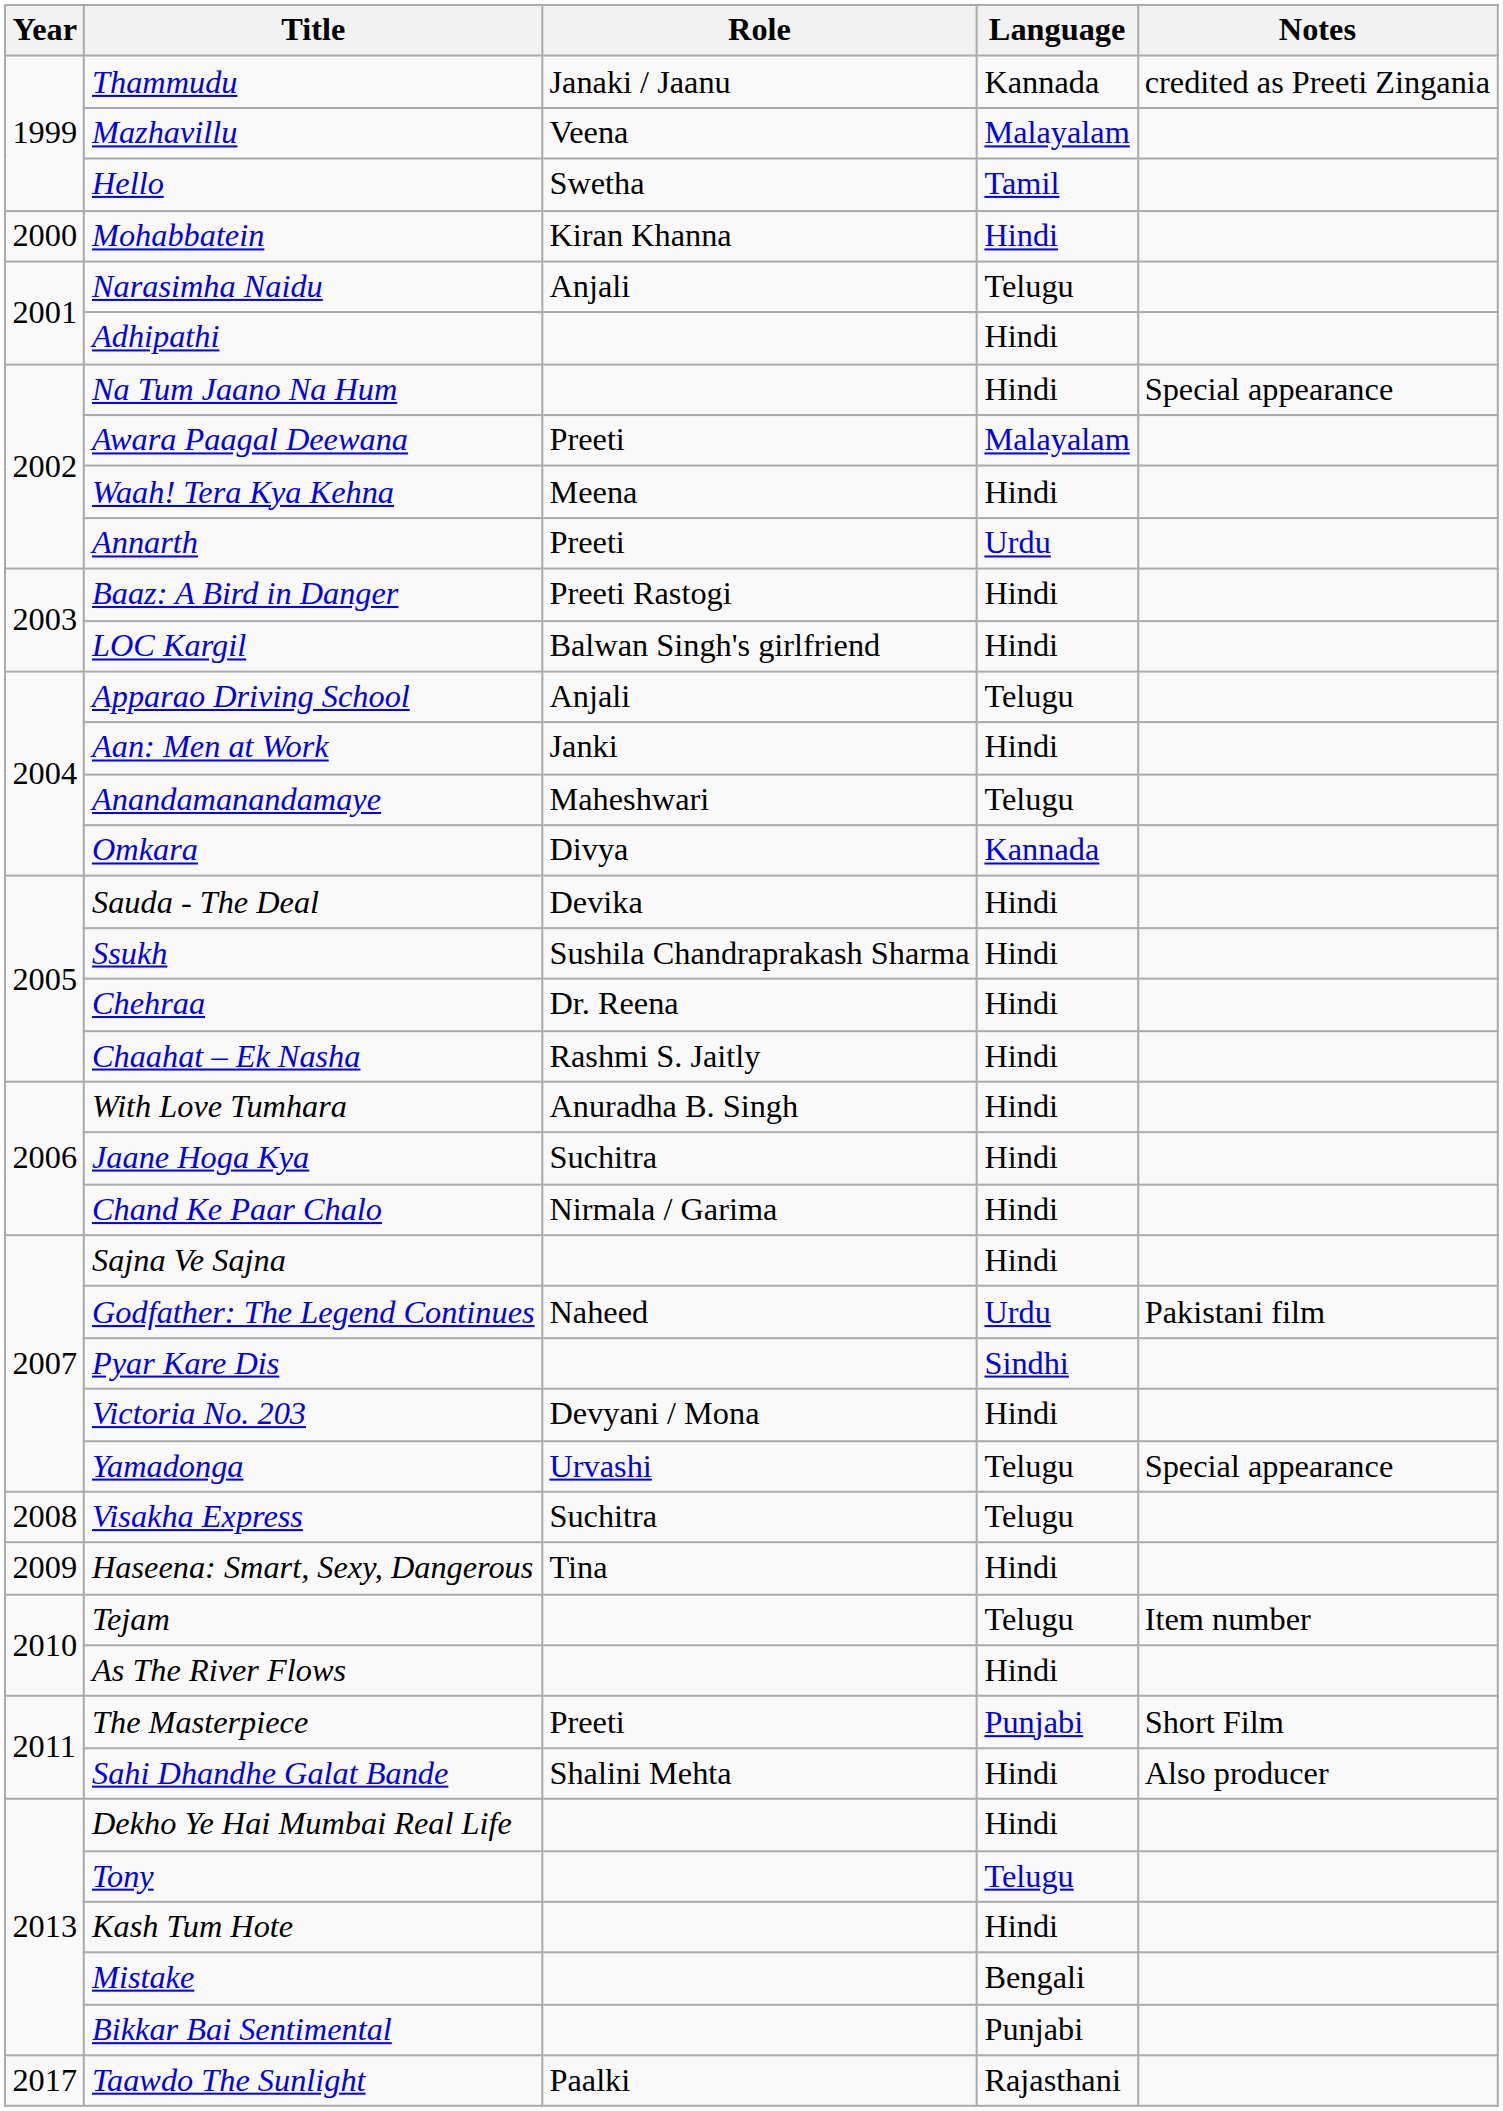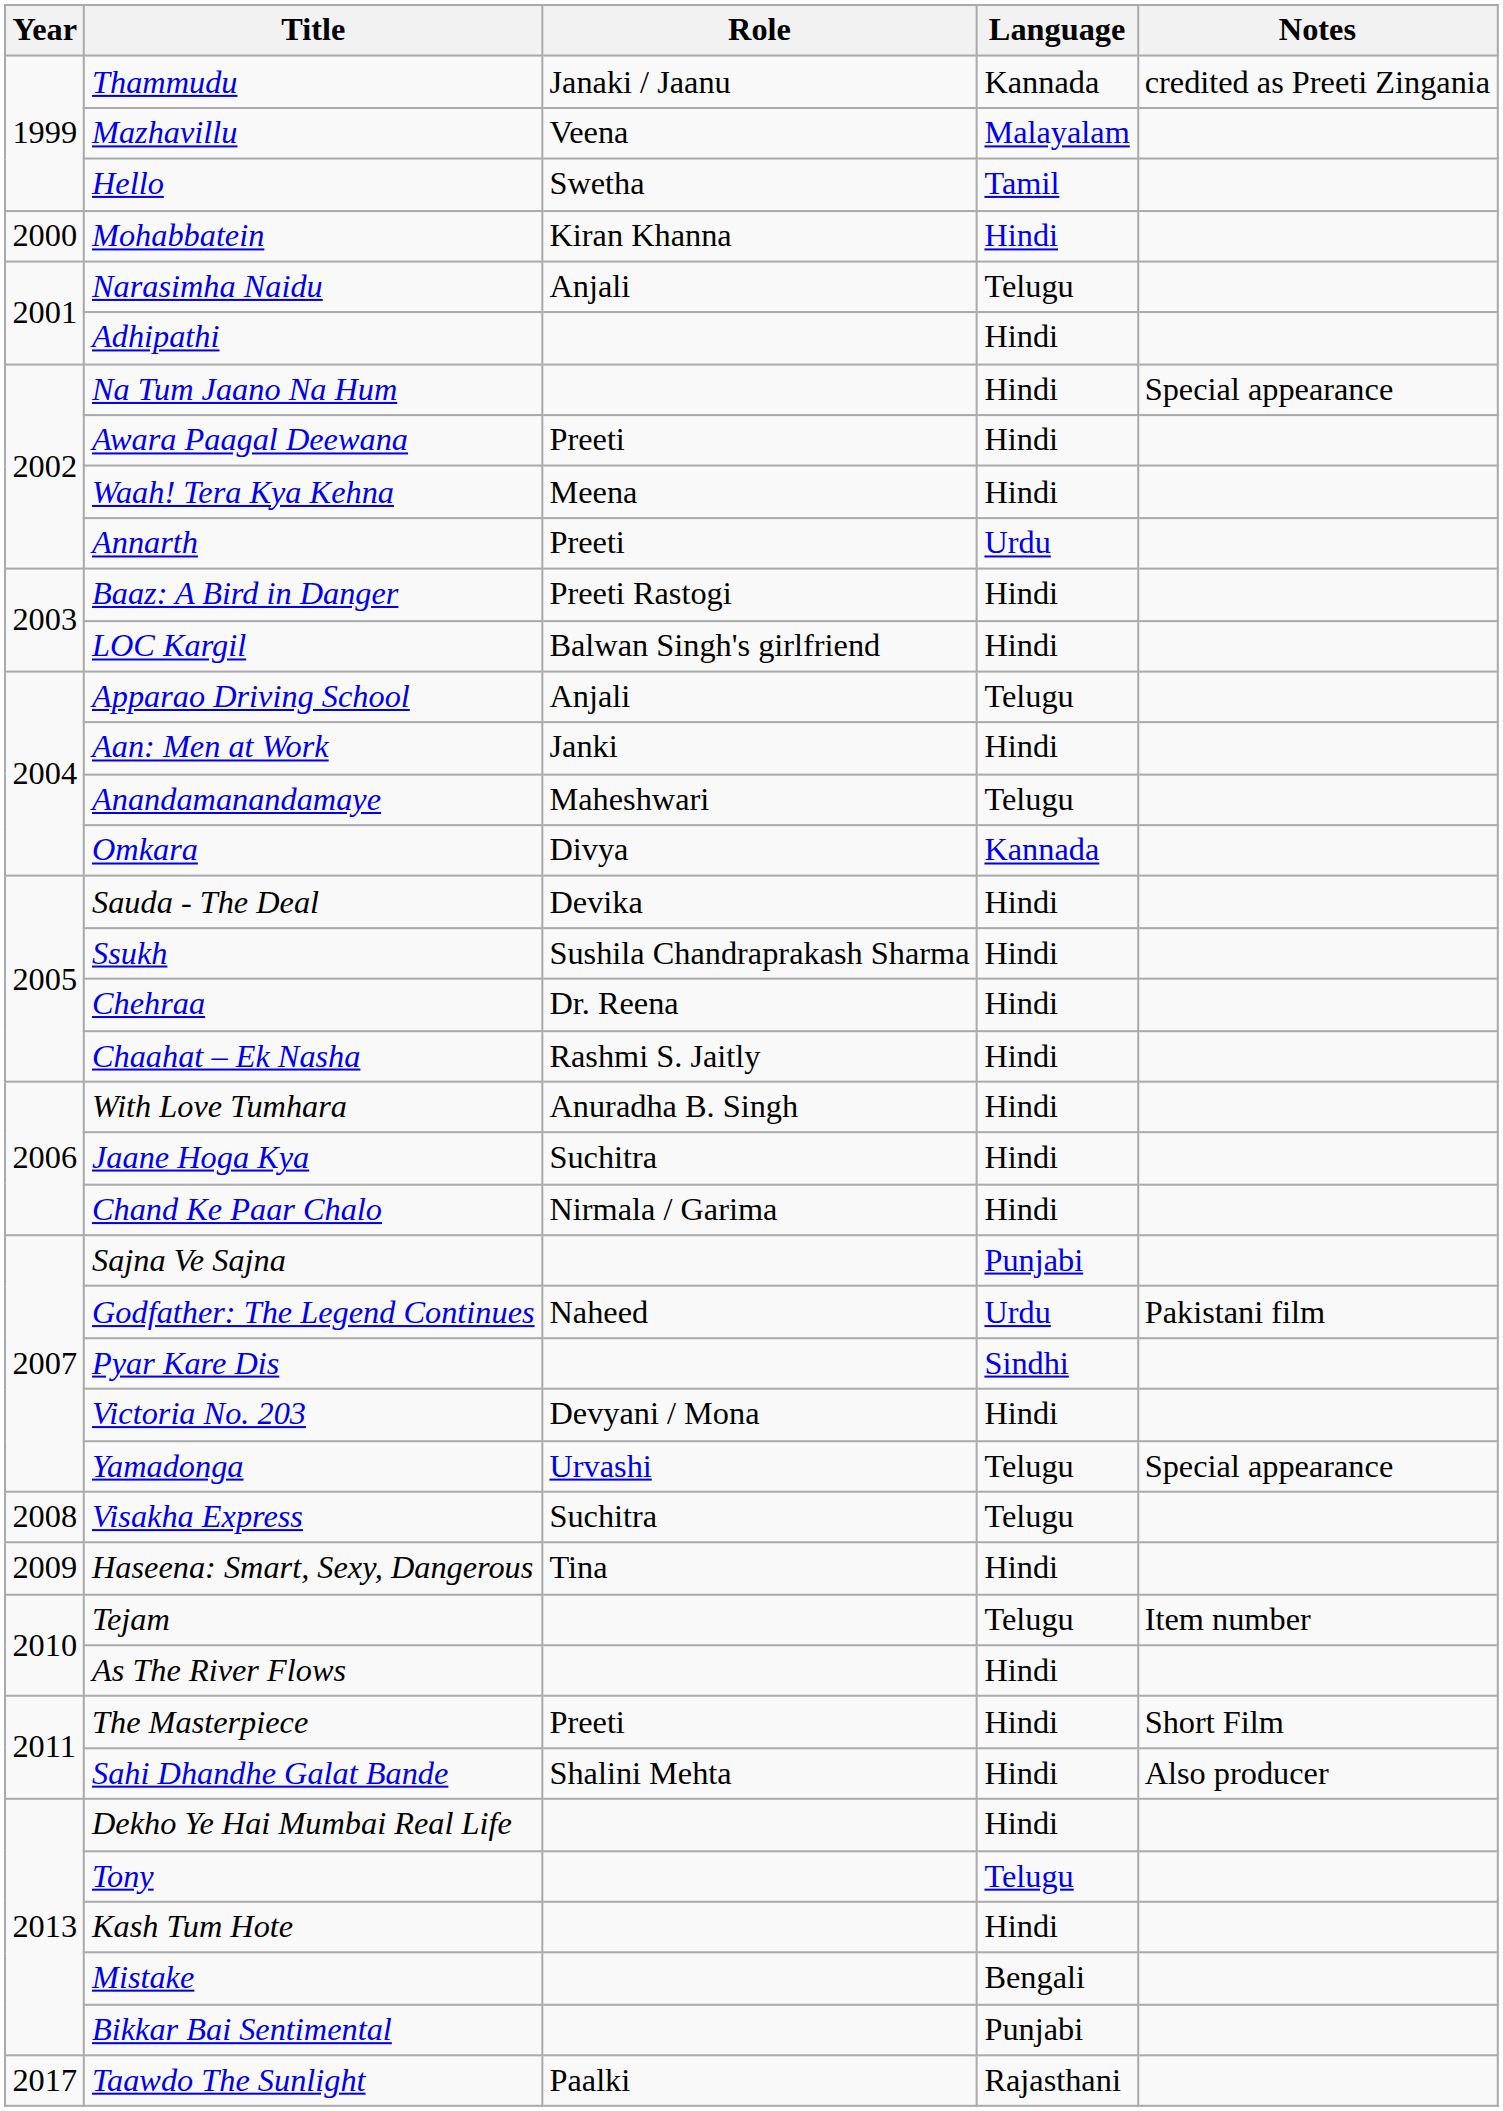(1057, 440) Malayalam -> (1021, 440) Hindi
(1021, 1260) Hindi -> (1034, 1260) Punjabi
(1034, 1721) Punjabi -> (1021, 1721) Hindi
